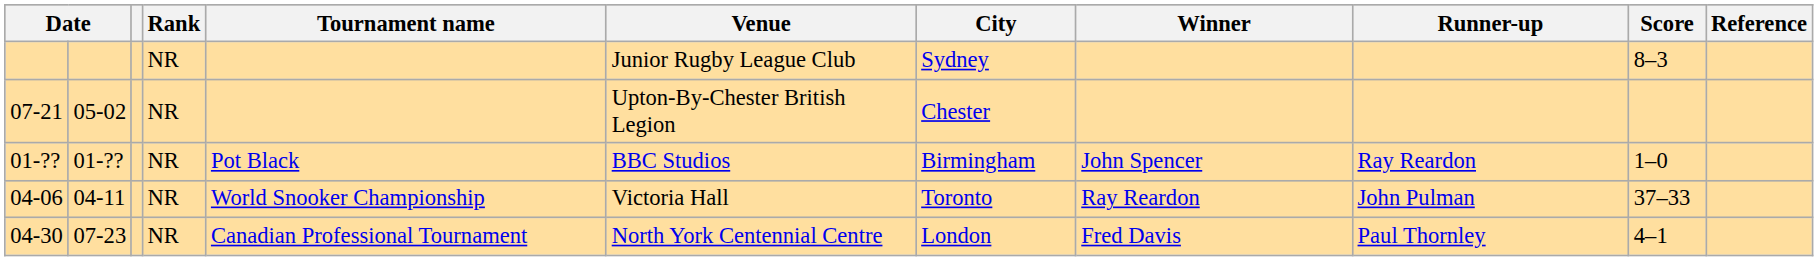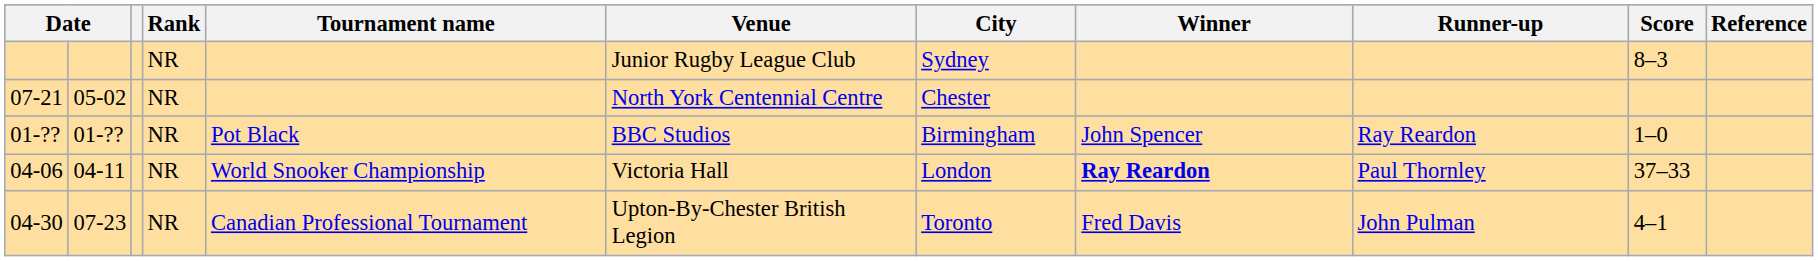(729, 110) Upton-By-Chester British Legion -> (747, 97) North York Centennial Centre
(957, 198) Toronto -> (956, 171) London
(1140, 198) normal -> (1146, 171) bold
(1416, 198) John Pulman -> (1422, 171) Paul Thornley
(747, 235) North York Centennial Centre -> (729, 222) Upton-By-Chester British Legion
(956, 235) London -> (957, 222) Toronto
(1422, 235) Paul Thornley -> (1416, 222) John Pulman
